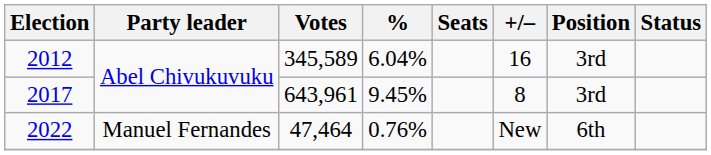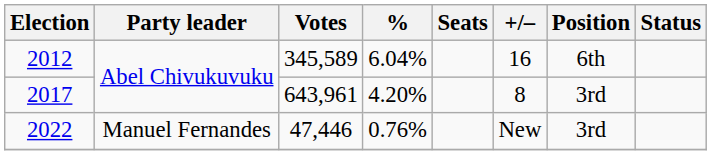(591, 58) 3rd -> (591, 58) 6th
(398, 94) 9.45% -> (398, 94) 4.20%
(321, 130) 47,464 -> (321, 130) 47,446
(591, 130) 6th -> (591, 130) 3rd
